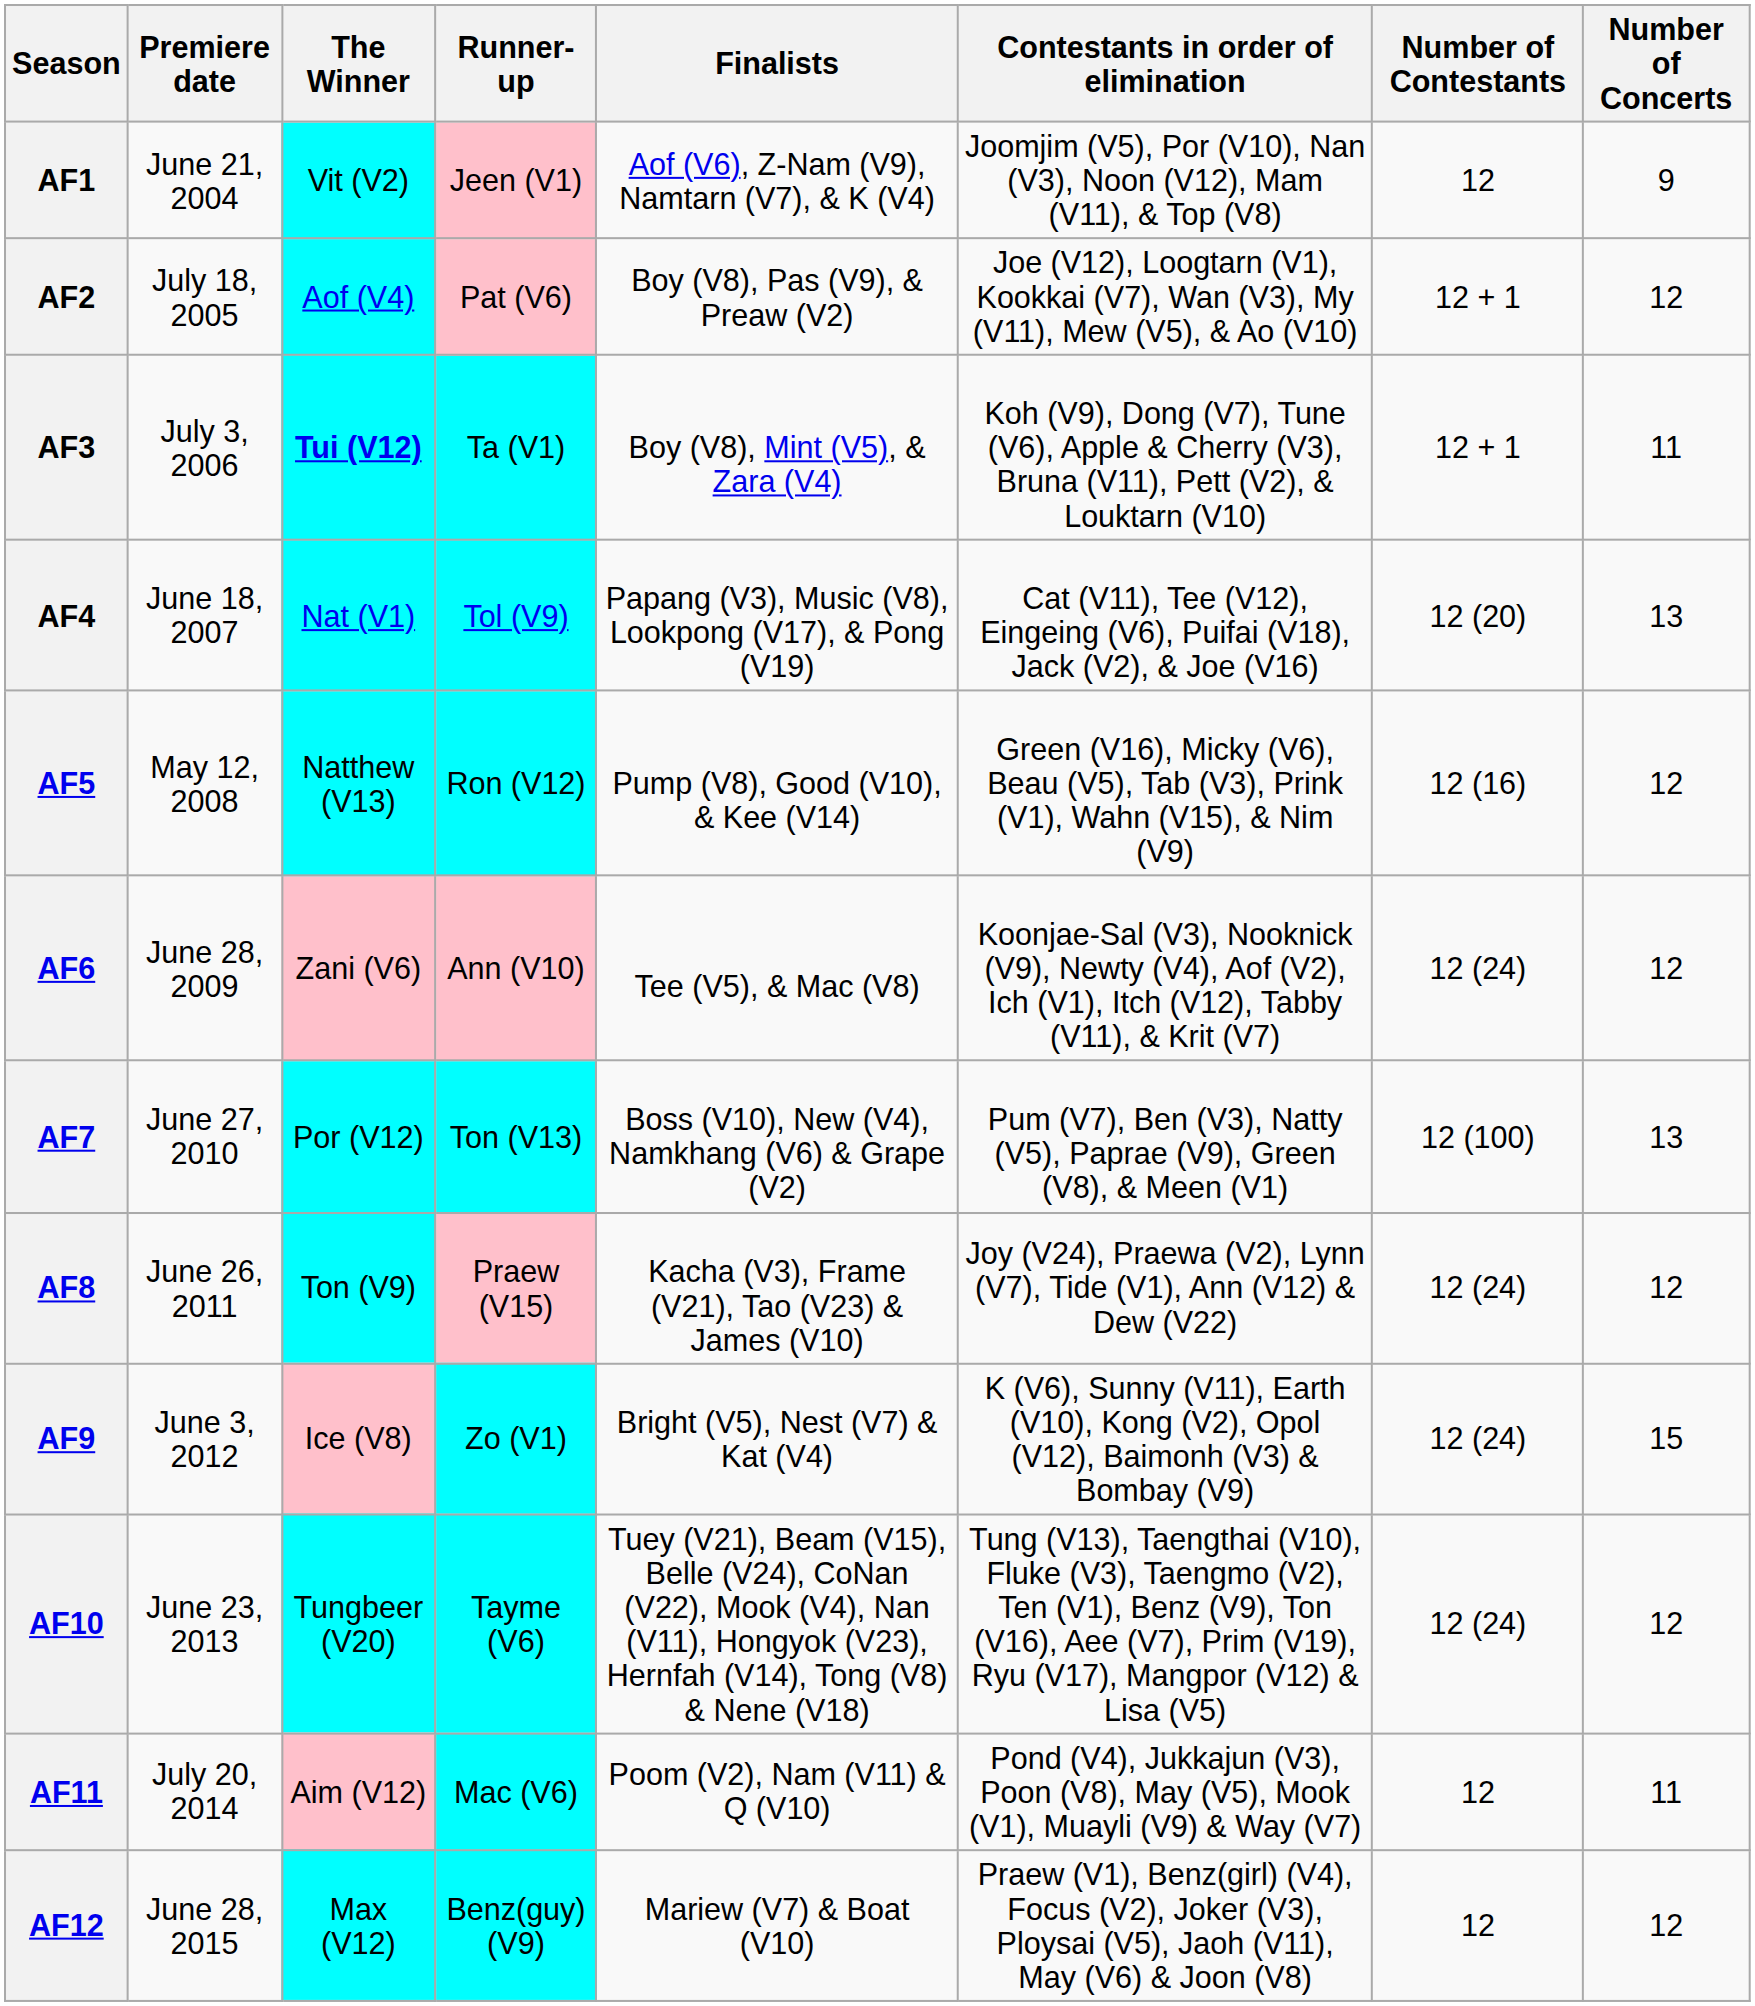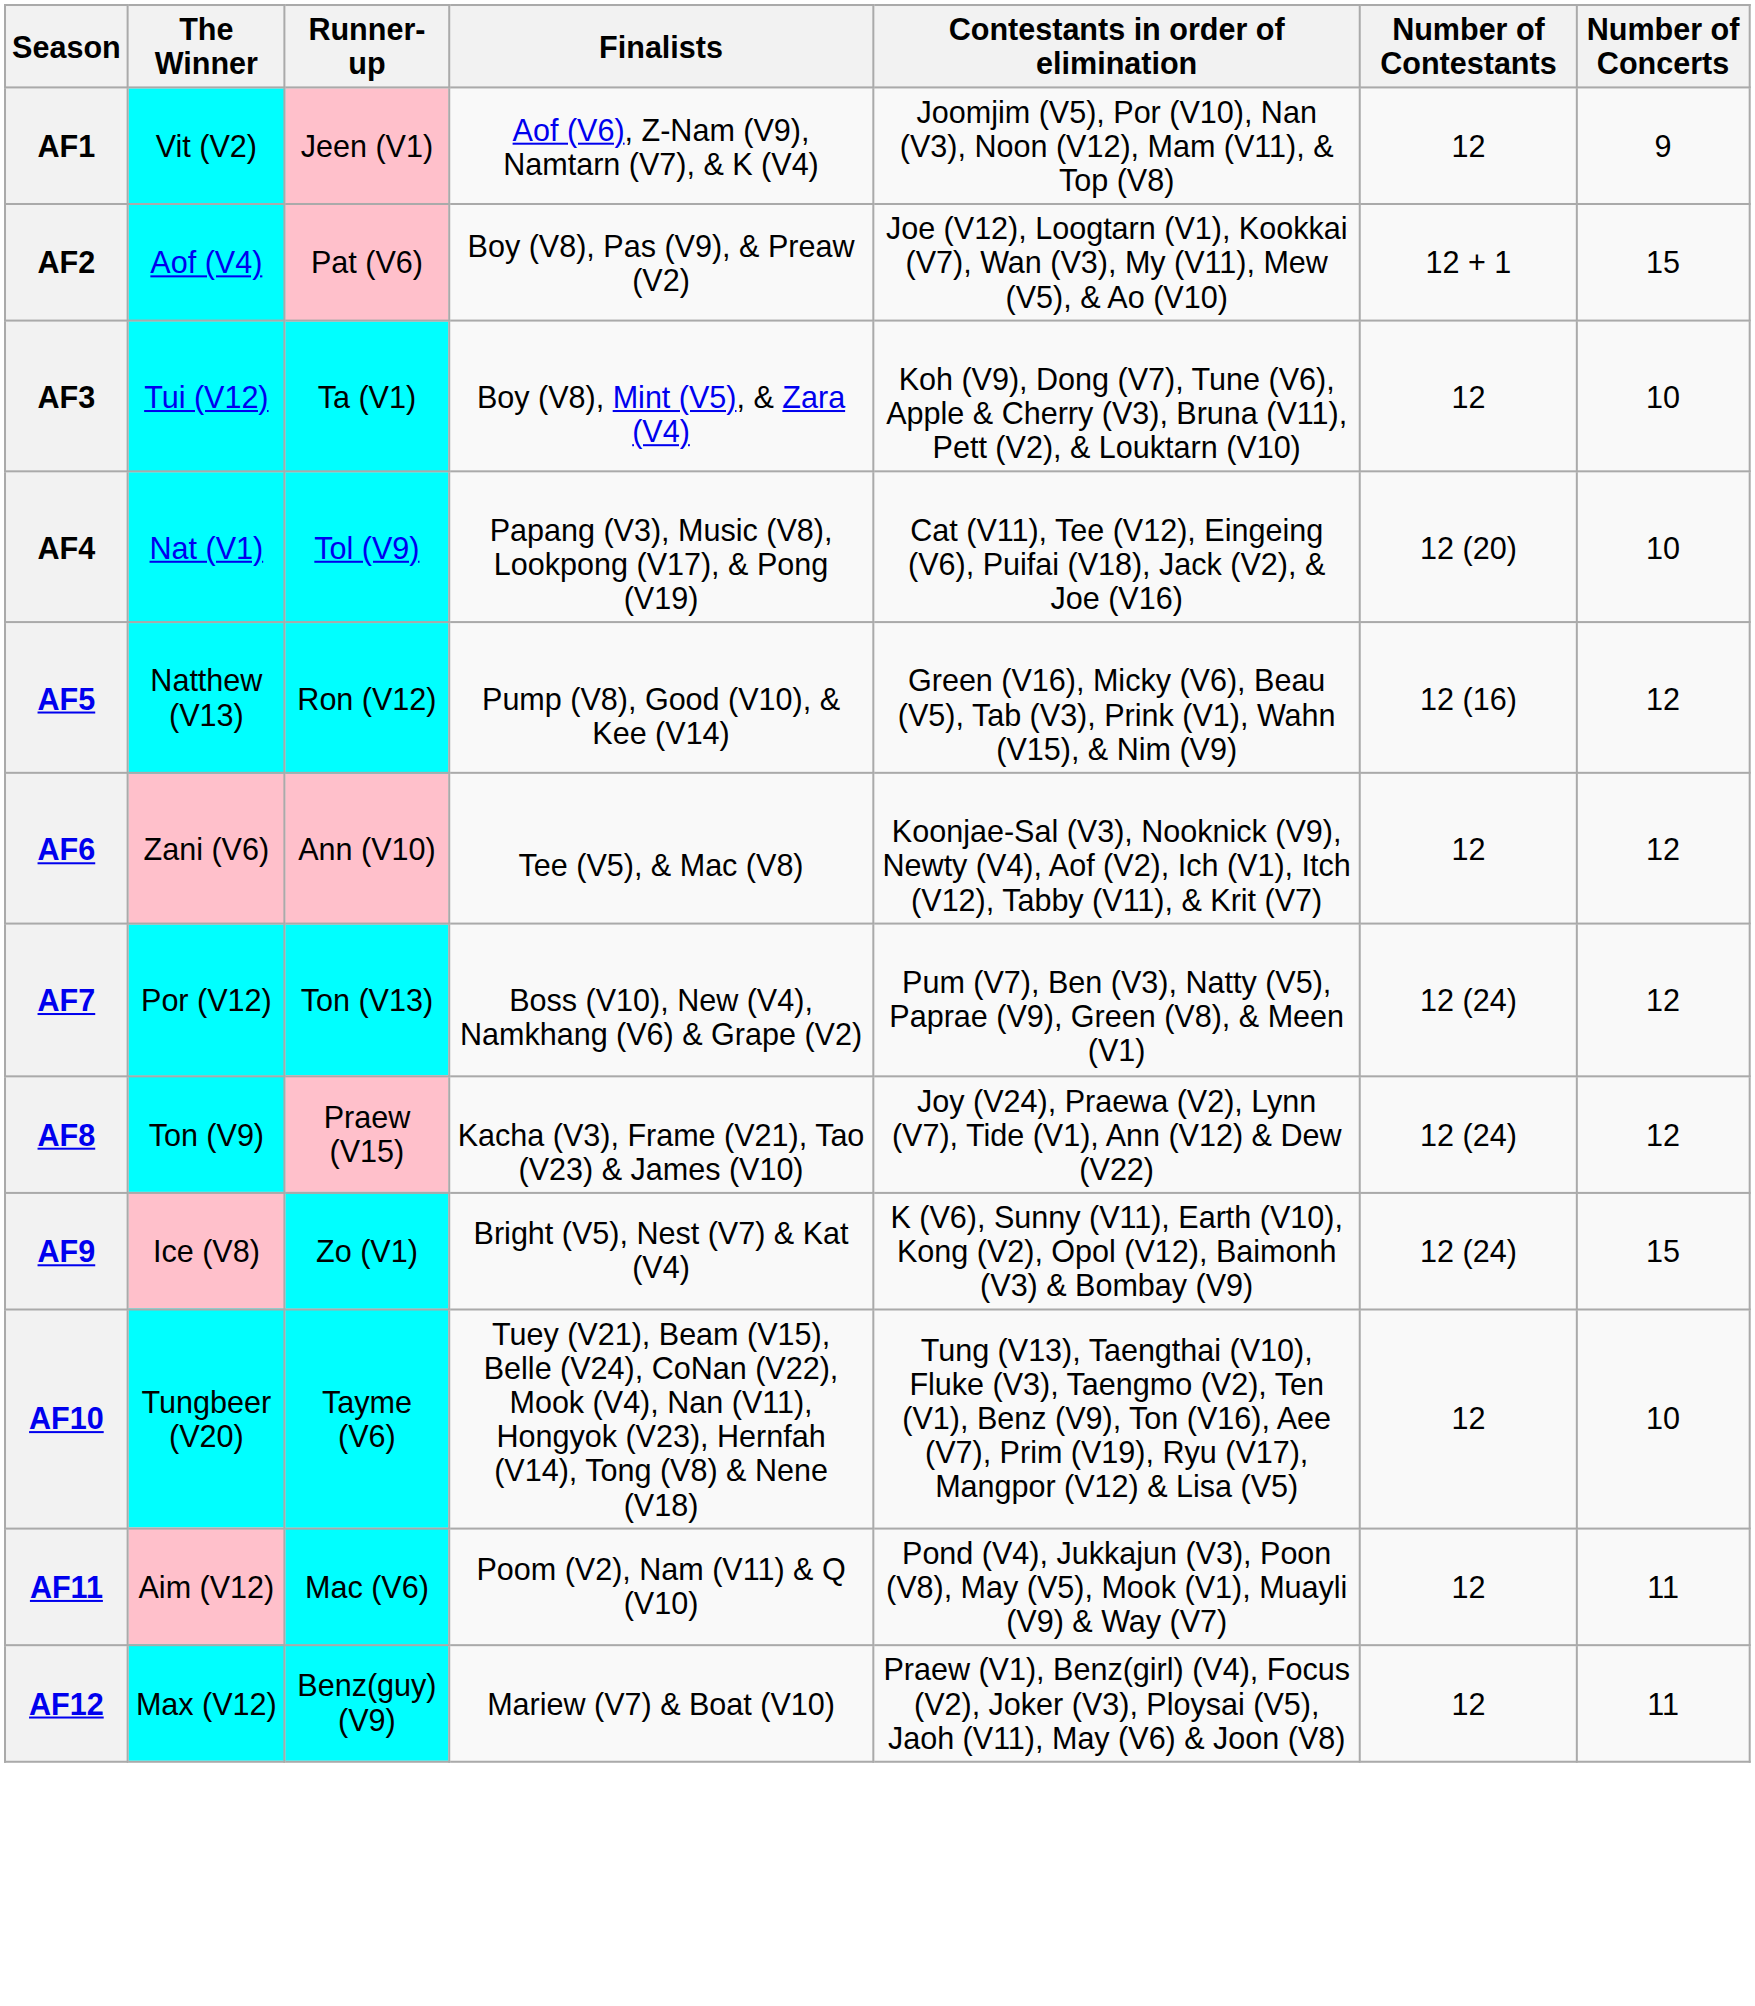- column: (205, 64)
(1666, 297) 12 -> (1663, 263) 15
(358, 448) bold -> (206, 397) normal
(1478, 448) 12 + 1 -> (1468, 397) 12
(1666, 448) 11 -> (1663, 397) 10
(1666, 616) 13 -> (1663, 547) 10
(1478, 969) 12 (24) -> (1468, 849) 12
(1478, 1137) 12 (100) -> (1468, 1000) 12 (24)
(1666, 1137) 13 -> (1663, 1000) 12
(1478, 1624) 12 (24) -> (1468, 1419) 12
(1666, 1624) 12 -> (1663, 1419) 10
(1666, 1925) 12 -> (1663, 1703) 11
